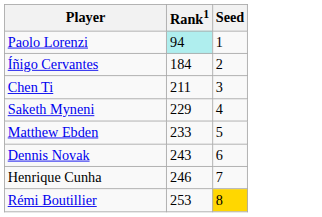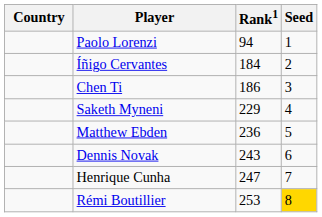+ column: (39, 17)
(177, 42) paleturquoise background -> (246, 42) no background
(180, 87) 211 -> (250, 87) 186
(181, 132) 233 -> (250, 132) 236
(181, 177) 246 -> (250, 177) 247
